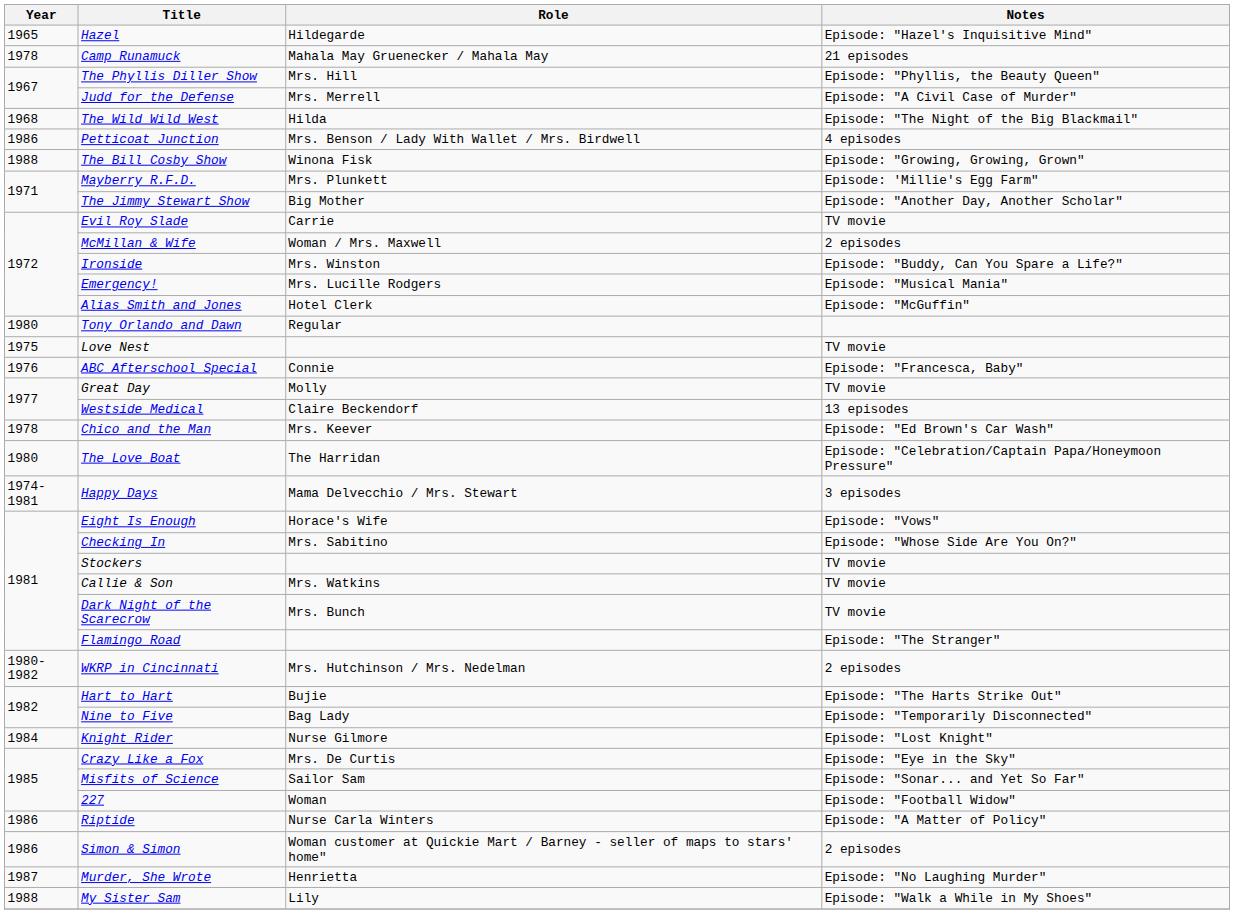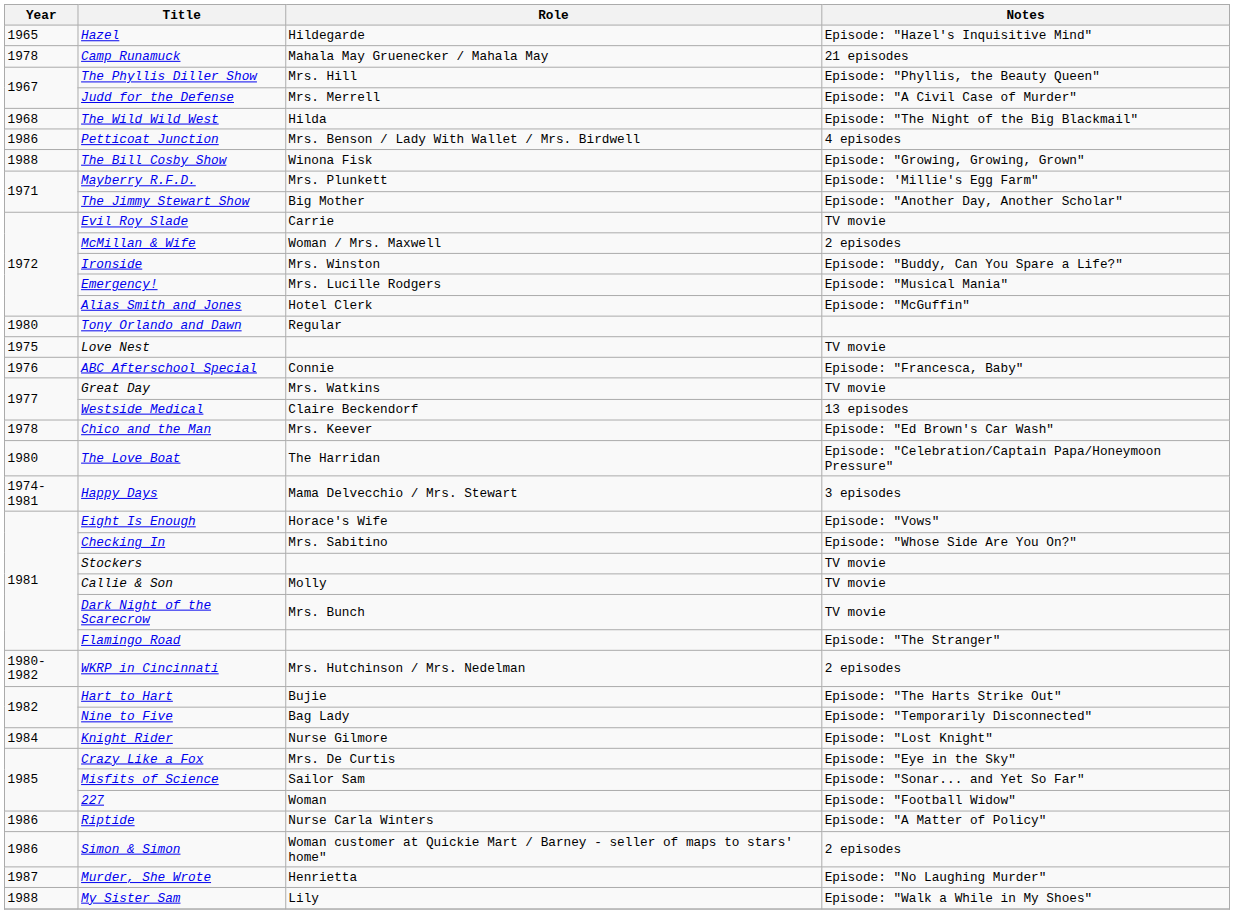(307, 389) Molly -> (334, 389) Mrs. Watkins
(334, 584) Mrs. Watkins -> (307, 584) Molly
